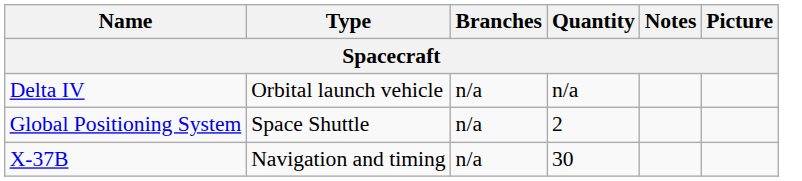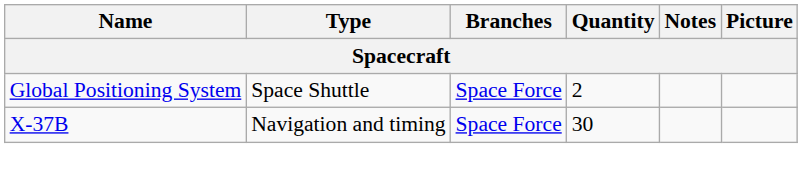- row: (47, 90)
(469, 124) n/a -> (509, 90) Space Force
(469, 158) n/a -> (509, 124) Space Force
